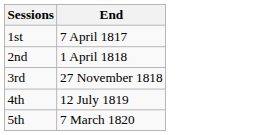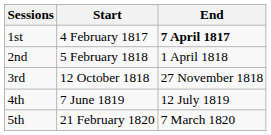+ column: (107, 15)
(94, 36) normal -> (195, 36) bold
